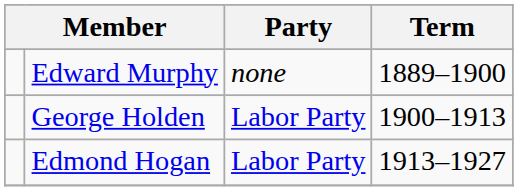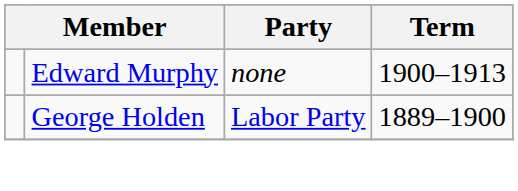(442, 71) 1889–1900 -> (442, 71) 1900–1913
(442, 116) 1900–1913 -> (442, 116) 1889–1900
- row: (121, 161)
